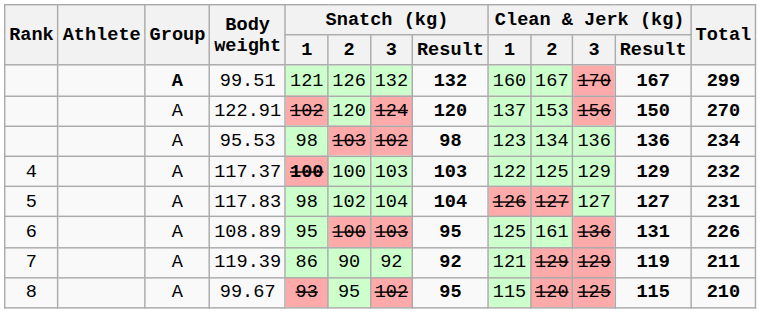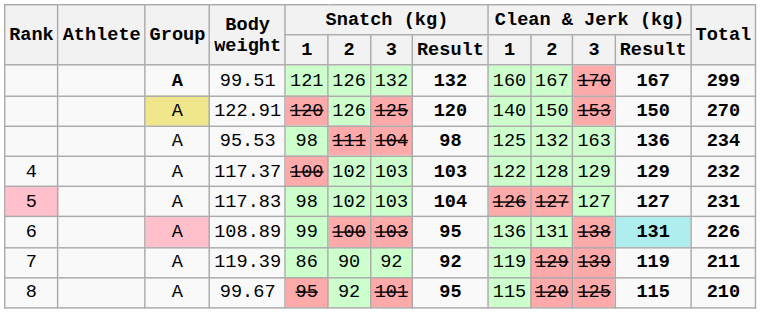(177, 111) no background -> (177, 111) khaki background
(307, 111) 102 -> (307, 111) 120
(349, 111) 120 -> (349, 111) 126
(391, 111) 124 -> (391, 111) 125
(509, 111) 137 -> (509, 111) 140
(552, 111) 153 -> (552, 111) 150
(594, 111) 156 -> (594, 111) 153
(349, 141) 103 -> (349, 141) 111
(391, 141) 102 -> (391, 141) 104
(509, 141) 123 -> (509, 141) 125
(552, 141) 134 -> (552, 141) 132
(594, 141) 136 -> (594, 141) 163
(307, 171) bold -> (307, 171) normal
(349, 171) 100 -> (349, 171) 102
(552, 171) 125 -> (552, 171) 128
(31, 202) no background -> (31, 202) pink background
(391, 202) 104 -> (391, 202) 103
(177, 232) no background -> (177, 232) pink background
(307, 232) 95 -> (307, 232) 99
(509, 232) 125 -> (509, 232) 136
(552, 232) 161 -> (552, 232) 131
(594, 232) 136 -> (594, 232) 138
(653, 232) no background -> (653, 232) paleturquoise background
(509, 262) 121 -> (509, 262) 119
(594, 262) 129 -> (594, 262) 139
(307, 293) 93 -> (307, 293) 95
(349, 293) 95 -> (349, 293) 92
(391, 293) 102 -> (391, 293) 101
